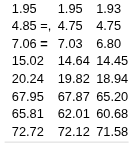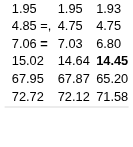(112, 61) normal -> (112, 61) bold
- row: (28, 79)
- row: (28, 114)
